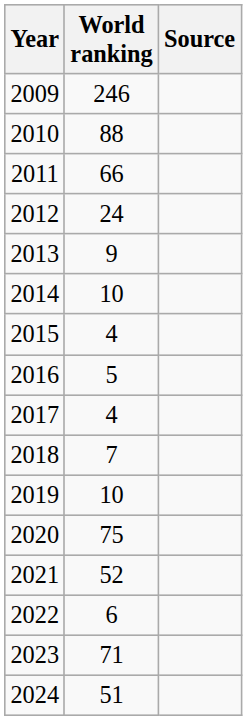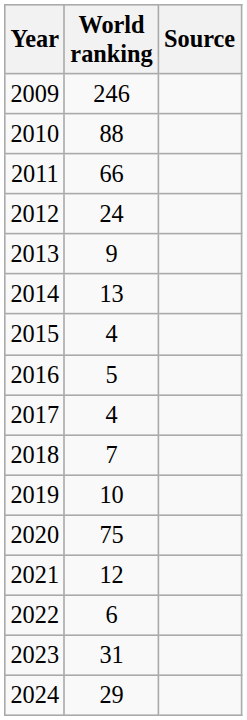(112, 294) 10 -> (112, 294) 13
(112, 574) 52 -> (112, 574) 12
(112, 655) 71 -> (112, 655) 31
(112, 695) 51 -> (112, 695) 29
